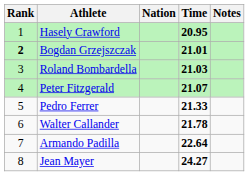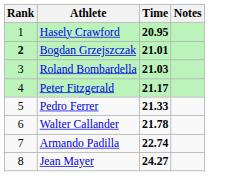- column: (159, 13)
(194, 87) 21.07 -> (155, 87) 21.17
(194, 143) 22.64 -> (155, 143) 22.74
